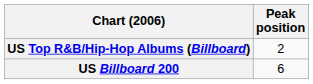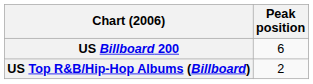rows swapped: (129, 68) <-> (129, 48)
